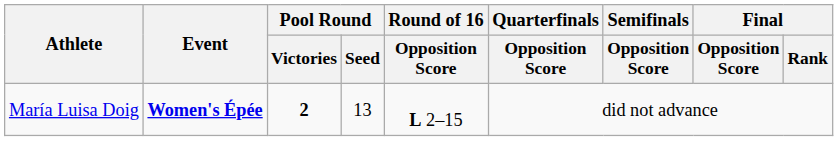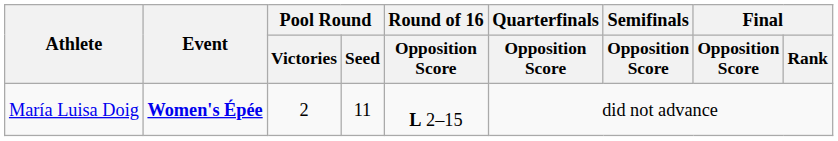(304, 109) bold -> (304, 109) normal
(362, 109) 13 -> (362, 109) 11
